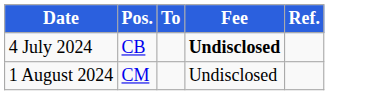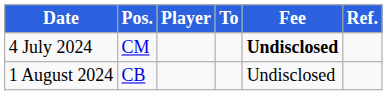+ column: (186, 18)
(133, 47) CB -> (135, 47) CM
(135, 75) CM -> (133, 75) CB
